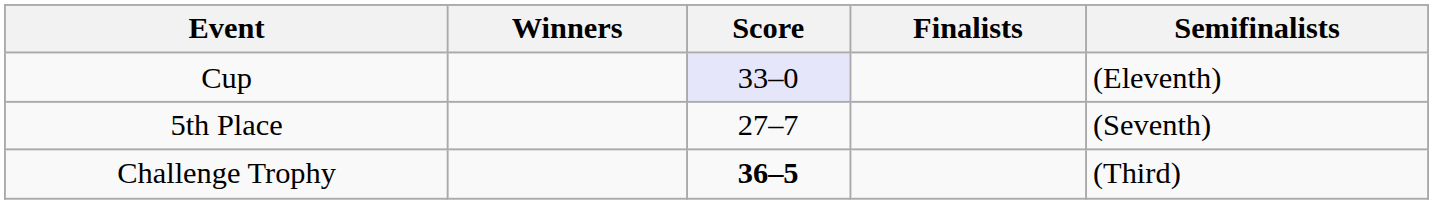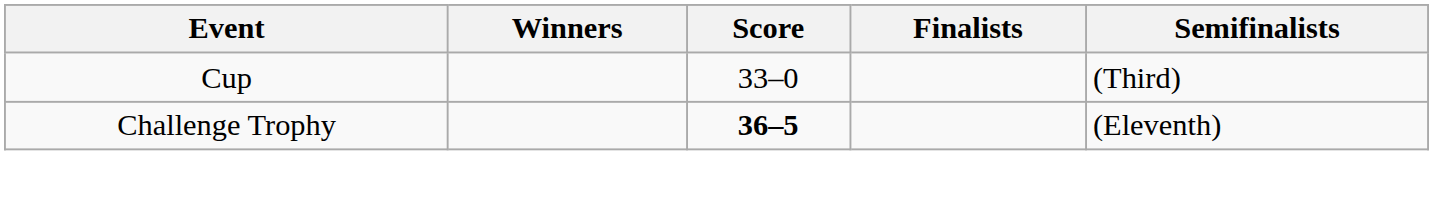(768, 76) lavender background -> (768, 76) no background
(1157, 76) (Eleventh) -> (1137, 76) (Third)
- row: (227, 125)
(1137, 173) (Third) -> (1157, 125) (Eleventh)
